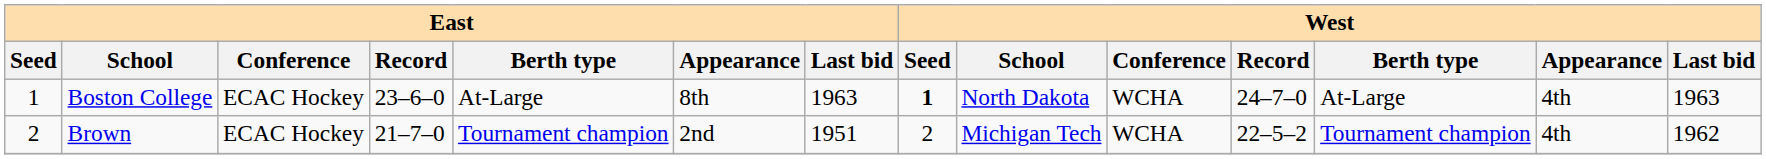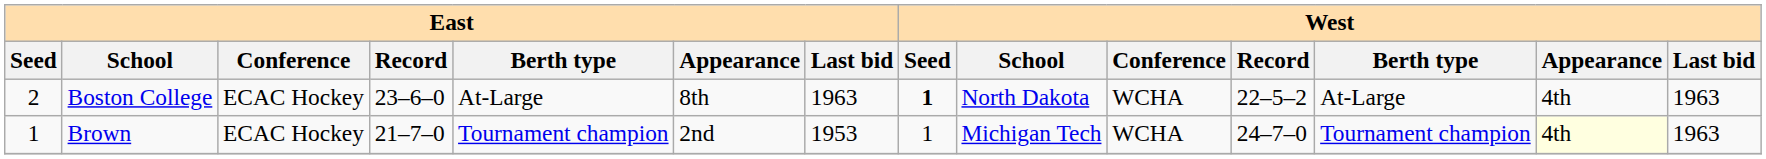(33, 97) 1 -> (33, 97) 2
(1272, 97) 24–7–0 -> (1272, 97) 22–5–2
(33, 134) 2 -> (33, 134) 1
(834, 134) 1951 -> (834, 134) 1953
(927, 134) 2 -> (927, 134) 1
(1272, 134) 22–5–2 -> (1272, 134) 24–7–0
(1556, 134) no background -> (1556, 134) lightyellow background
(1696, 134) 1962 -> (1696, 134) 1963
